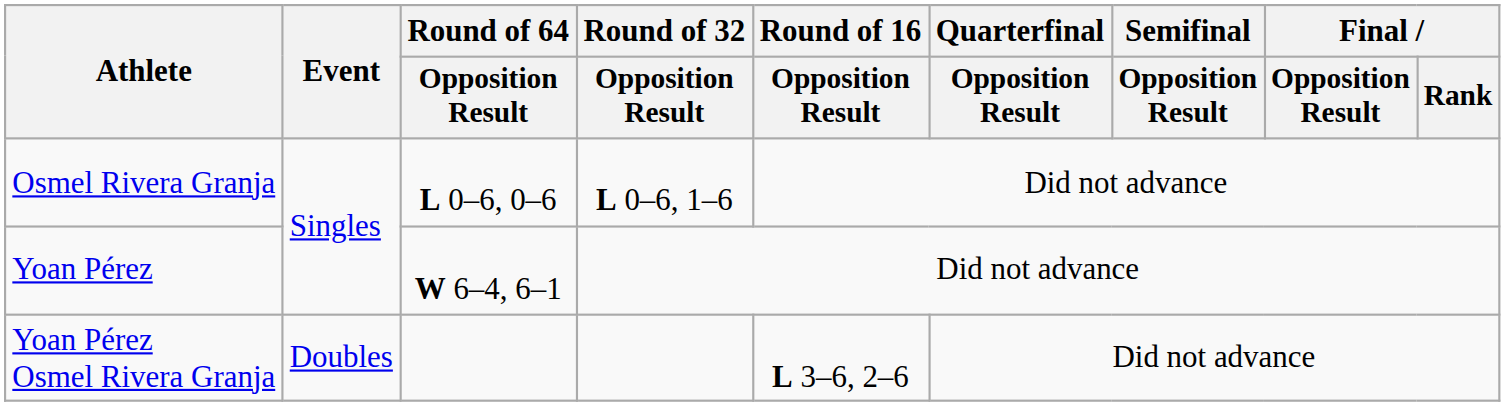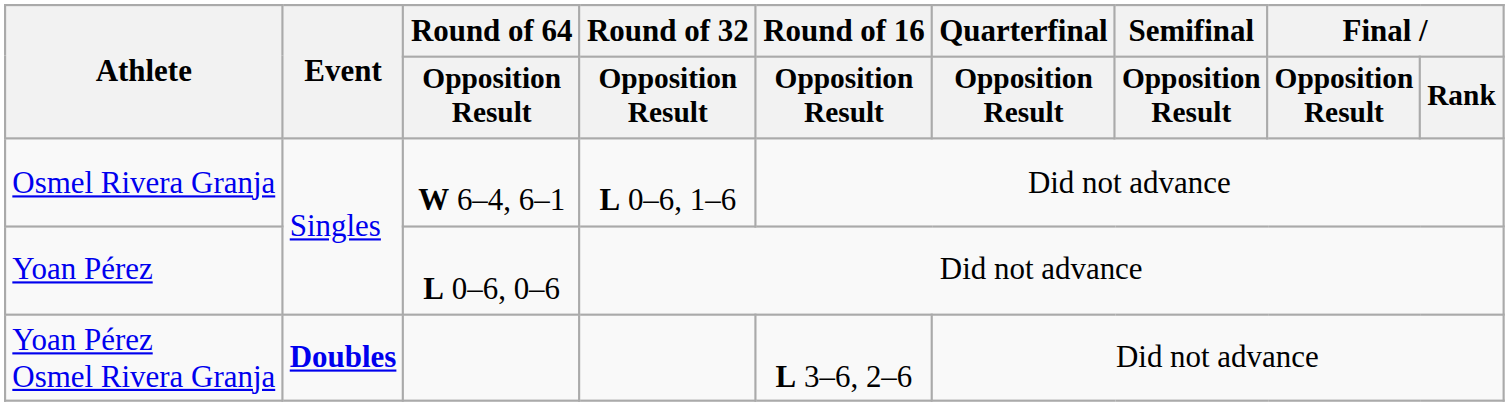(488, 200) L 0–6, 0–6 -> (492, 200) W 6–4, 6–1
(488, 288) W 6–4, 6–1 -> (492, 288) L 0–6, 0–6
(341, 357) normal -> (343, 357) bold
